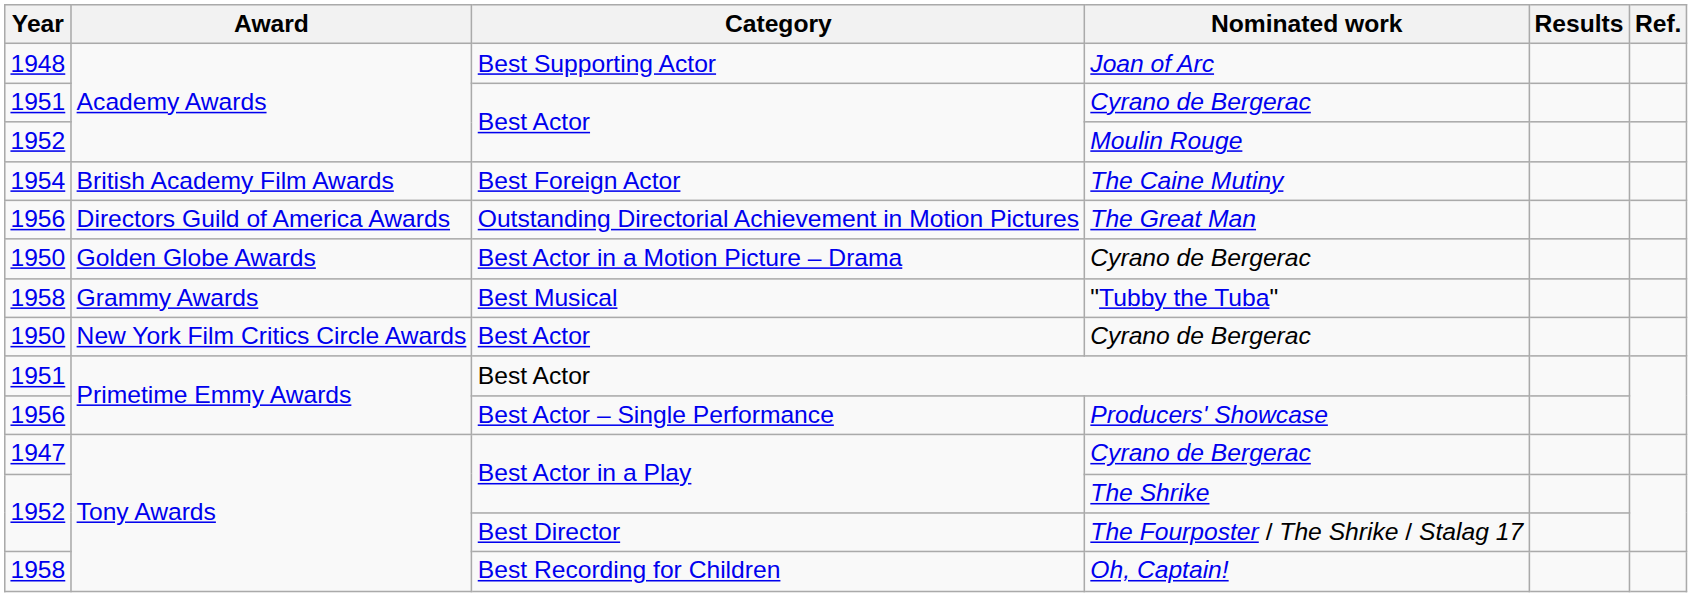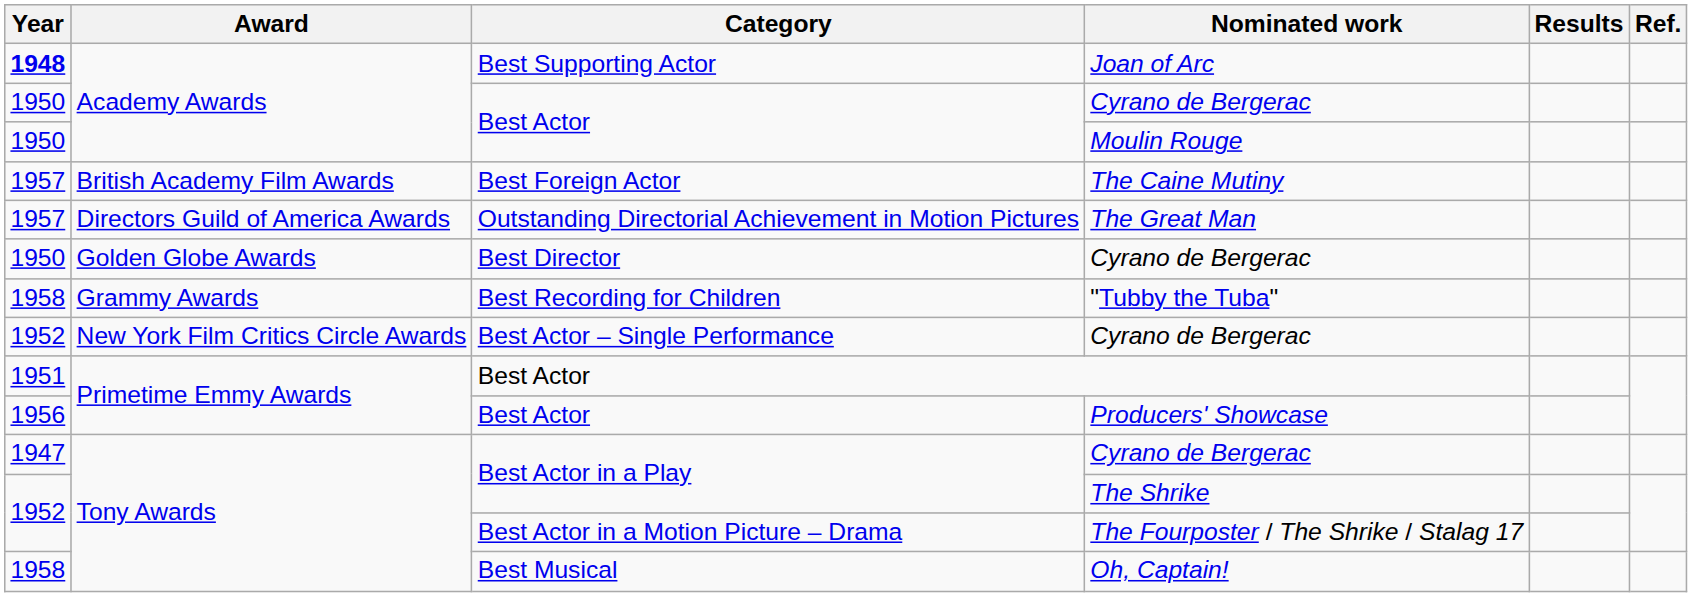(38, 63) normal -> (38, 63) bold
(38, 102) 1951 -> (38, 102) 1950
(38, 141) 1952 -> (38, 141) 1950
(38, 180) 1954 -> (38, 180) 1957
(38, 219) 1956 -> (38, 219) 1957
(690, 258) Best Actor in a Motion Picture – Drama -> (549, 258) Best Director
(548, 297) Best Musical -> (629, 297) Best Recording for Children
(38, 336) 1950 -> (38, 336) 1952
(534, 336) Best Actor -> (656, 336) Best Actor – Single Performance
(656, 414) Best Actor – Single Performance -> (534, 414) Best Actor
(549, 532) Best Director -> (690, 532) Best Actor in a Motion Picture – Drama
(629, 571) Best Recording for Children -> (548, 571) Best Musical
